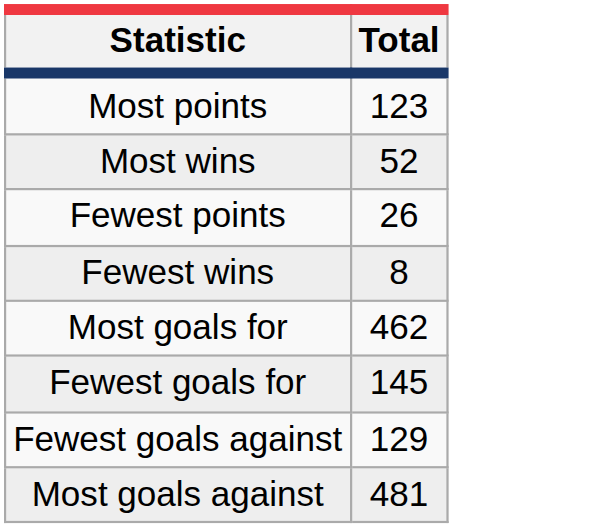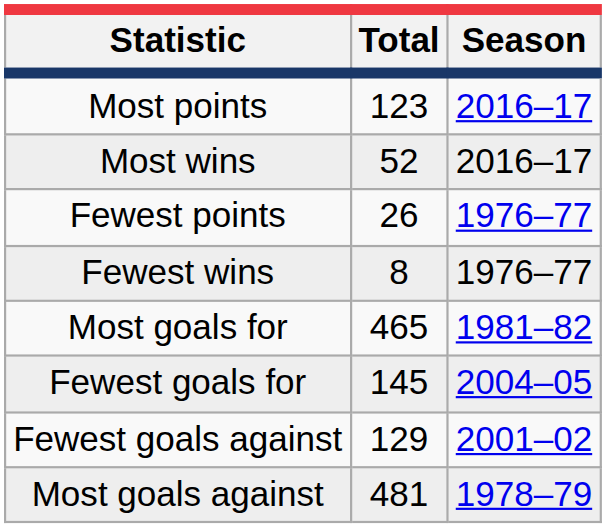+ column: (524, 41)
(399, 327) 462 -> (399, 327) 465
